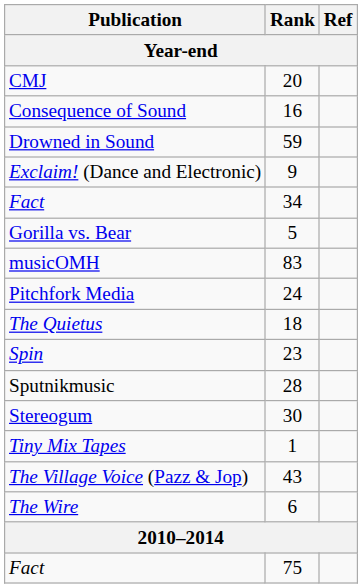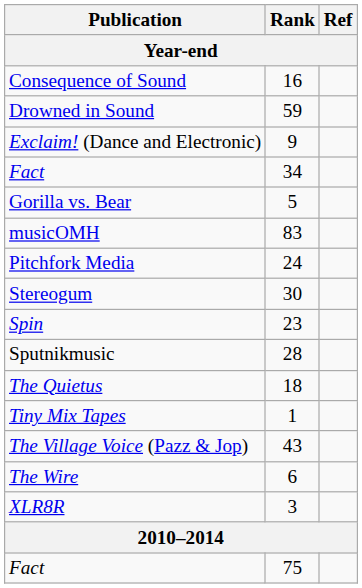- row: (28, 80)
rows swapped: (56, 324) <-> (51, 415)
+ row: (37, 506)
